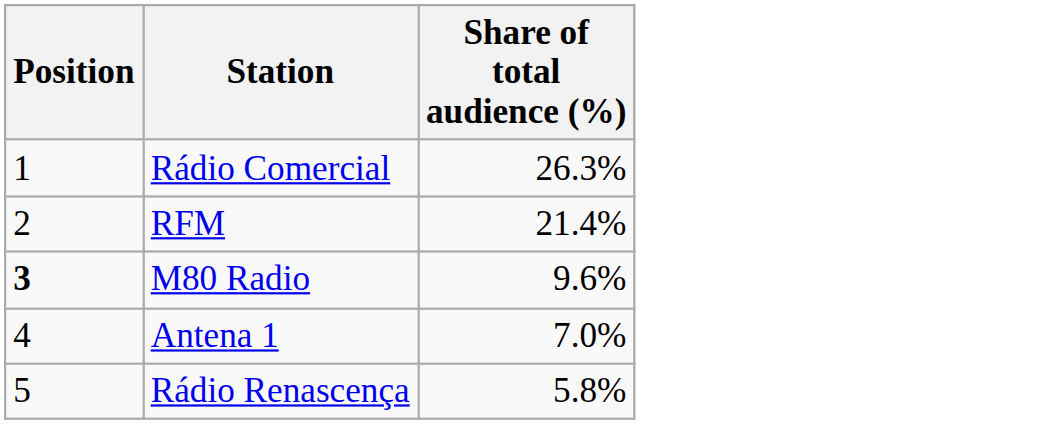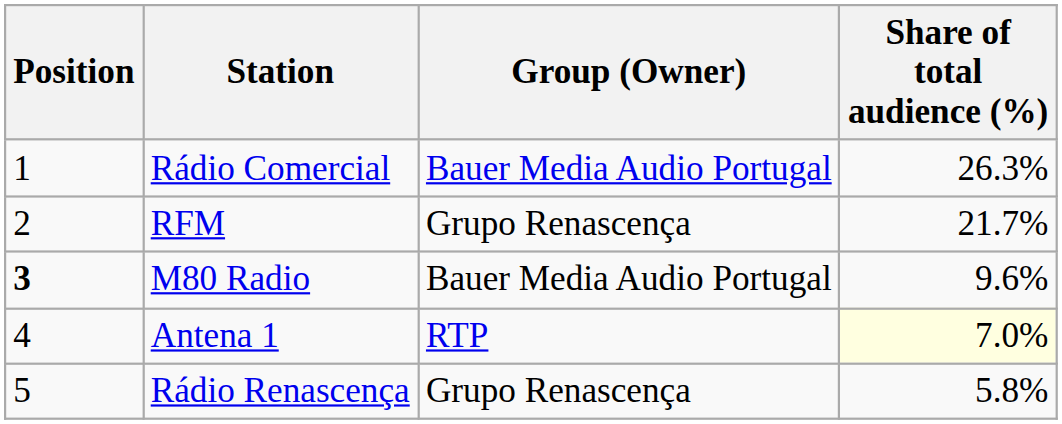+ column: (629, 72)
(581, 223) 21.4% -> (1003, 223) 21.7%
(590, 334) no background -> (1012, 334) lightyellow background
